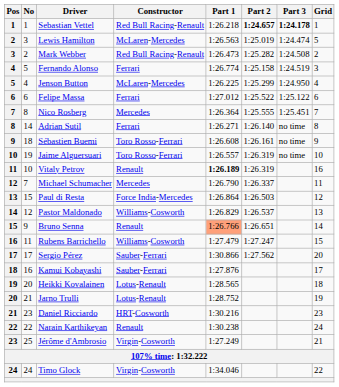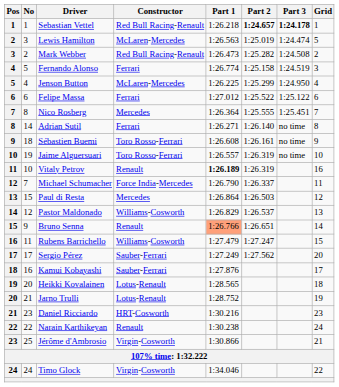(133, 183) Mercedes -> (154, 183) Force India-Mercedes
(154, 197) Force India-Mercedes -> (133, 197) Mercedes
(224, 255) 1:30.866 -> (224, 255) 1:27.249
(224, 341) 1:27.249 -> (224, 341) 1:30.866
